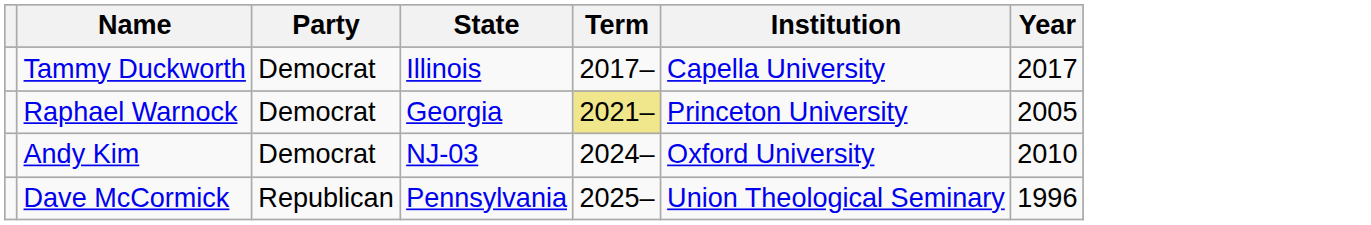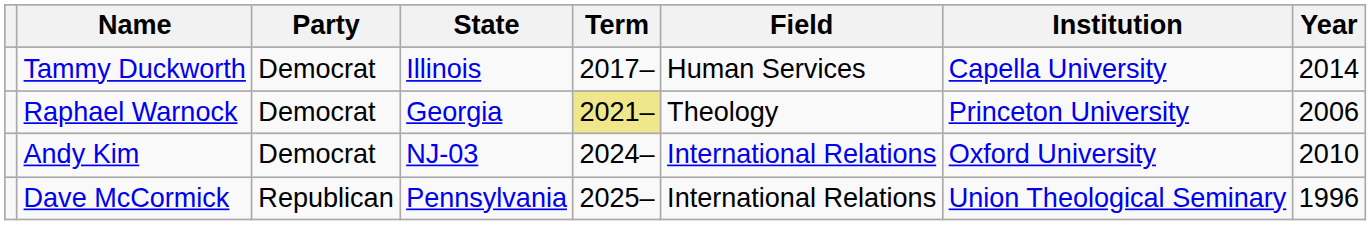+ column: (802, 25)
(1047, 68) 2017 -> (1329, 68) 2014
(1047, 111) 2005 -> (1329, 111) 2006
